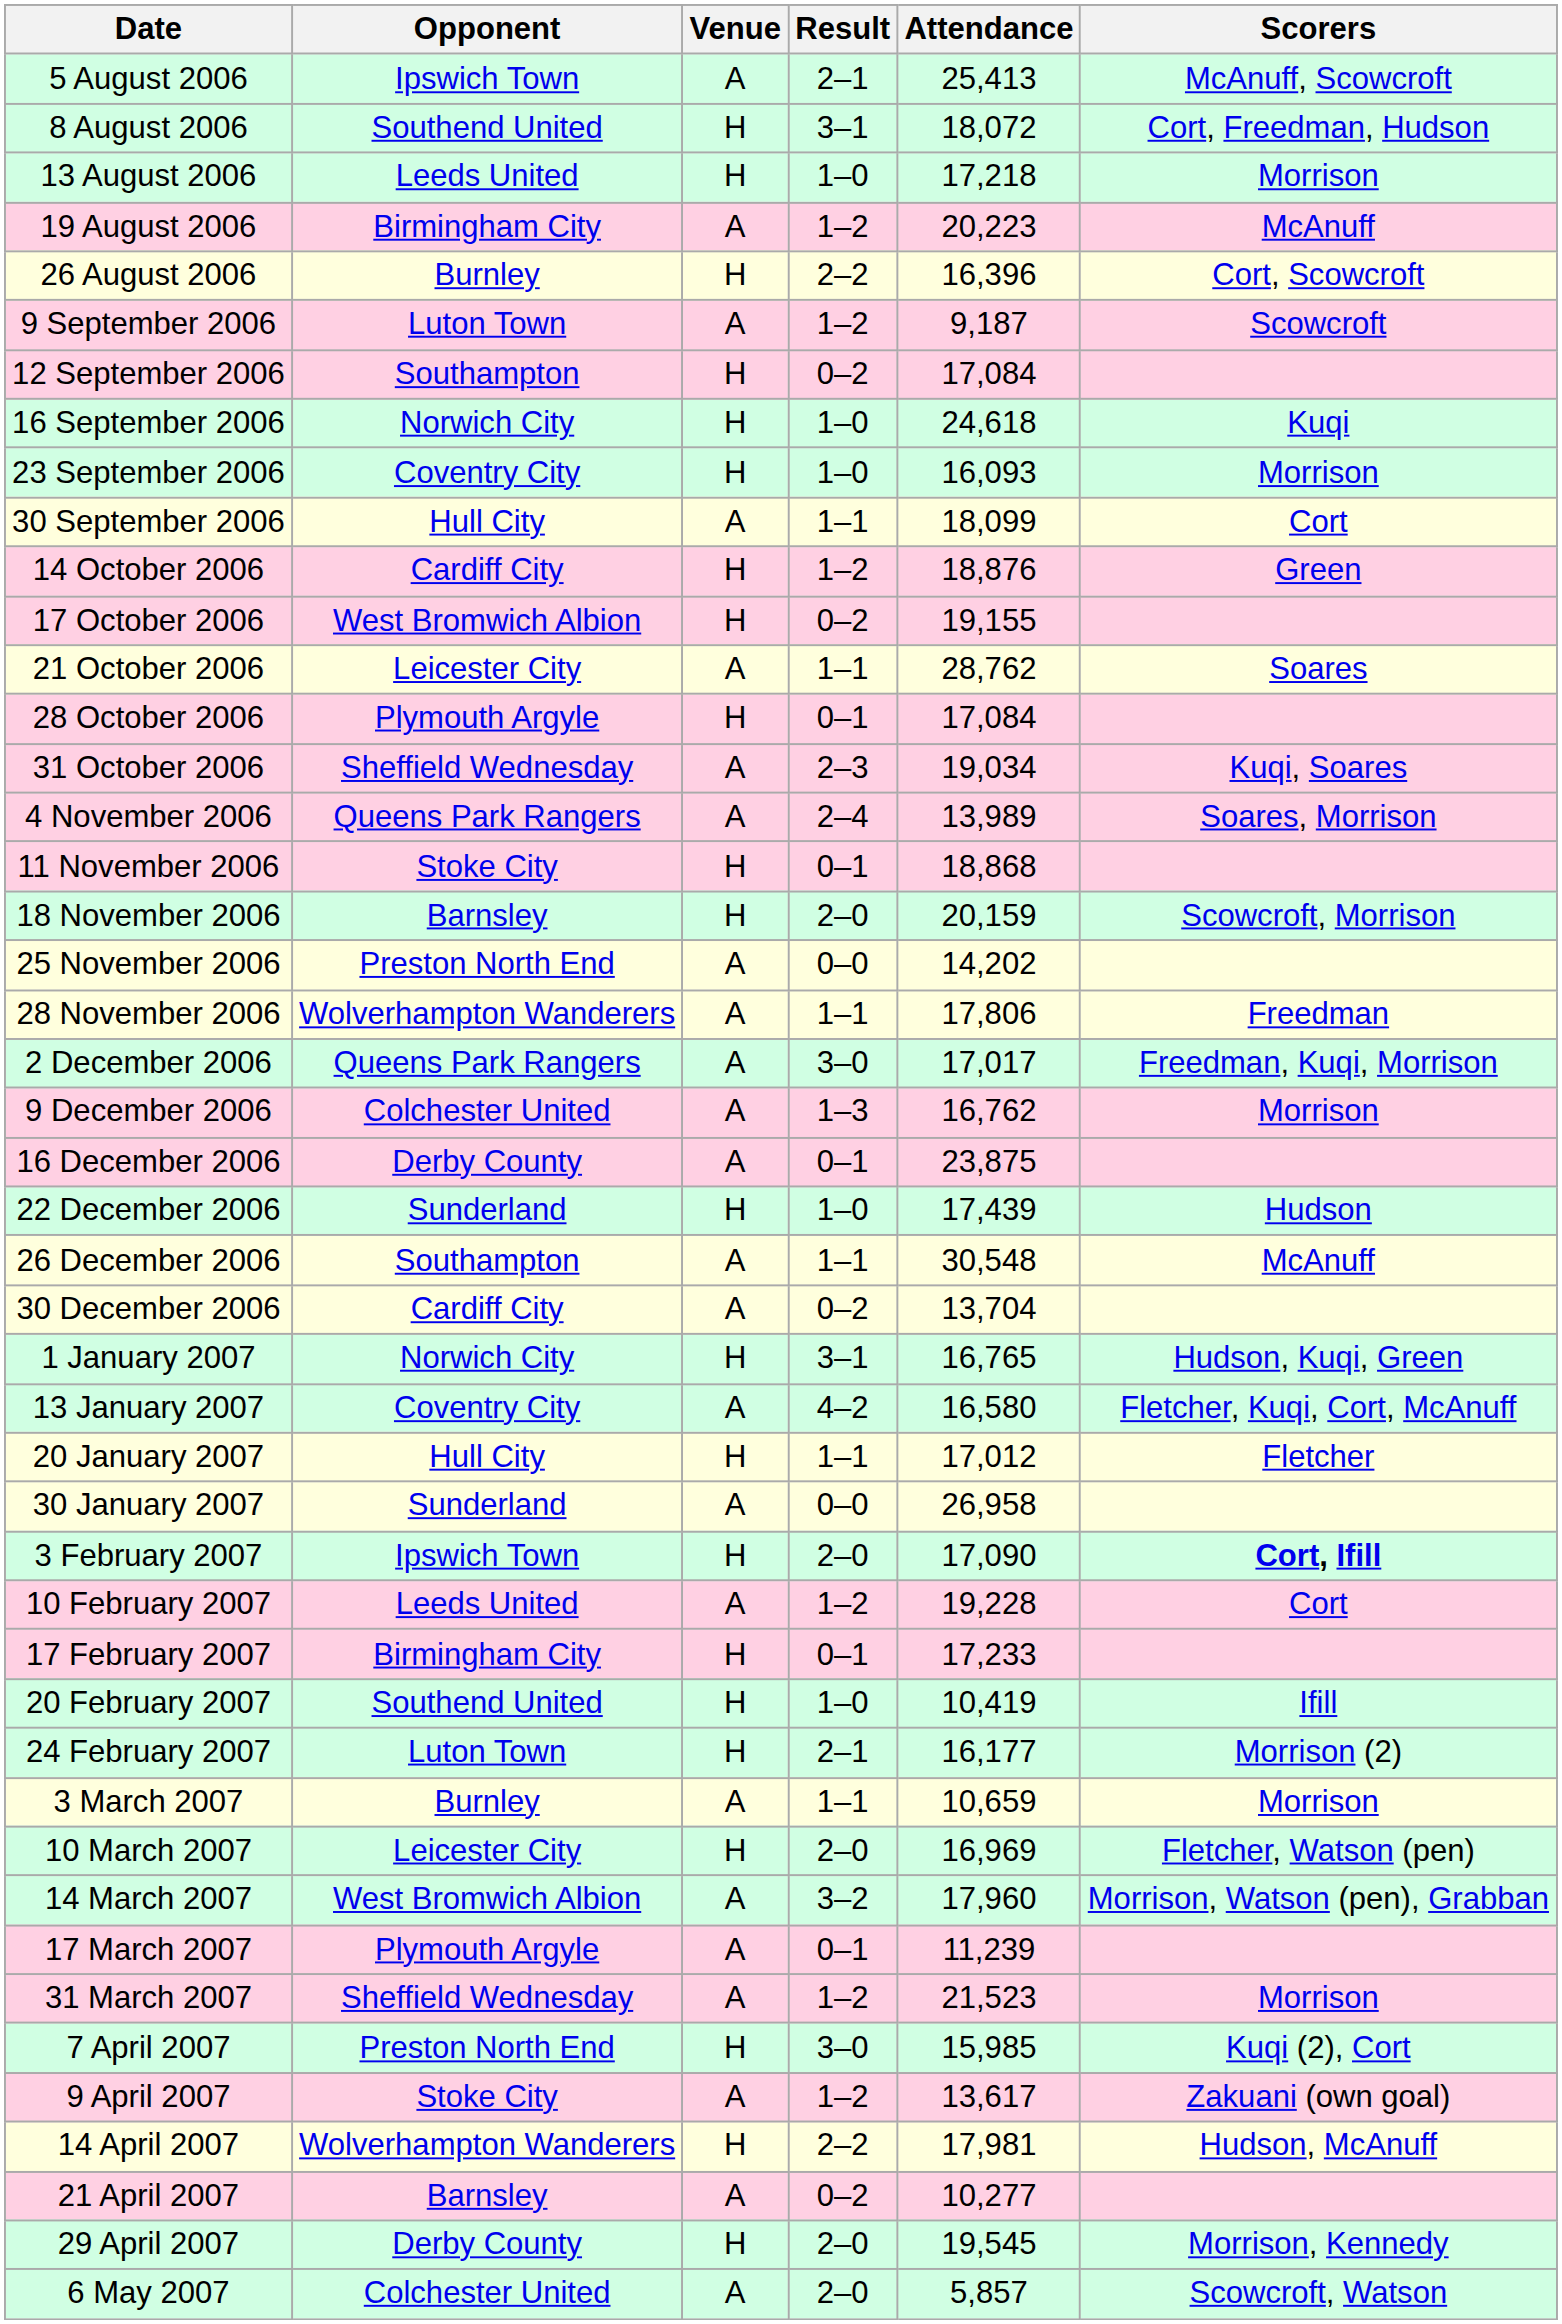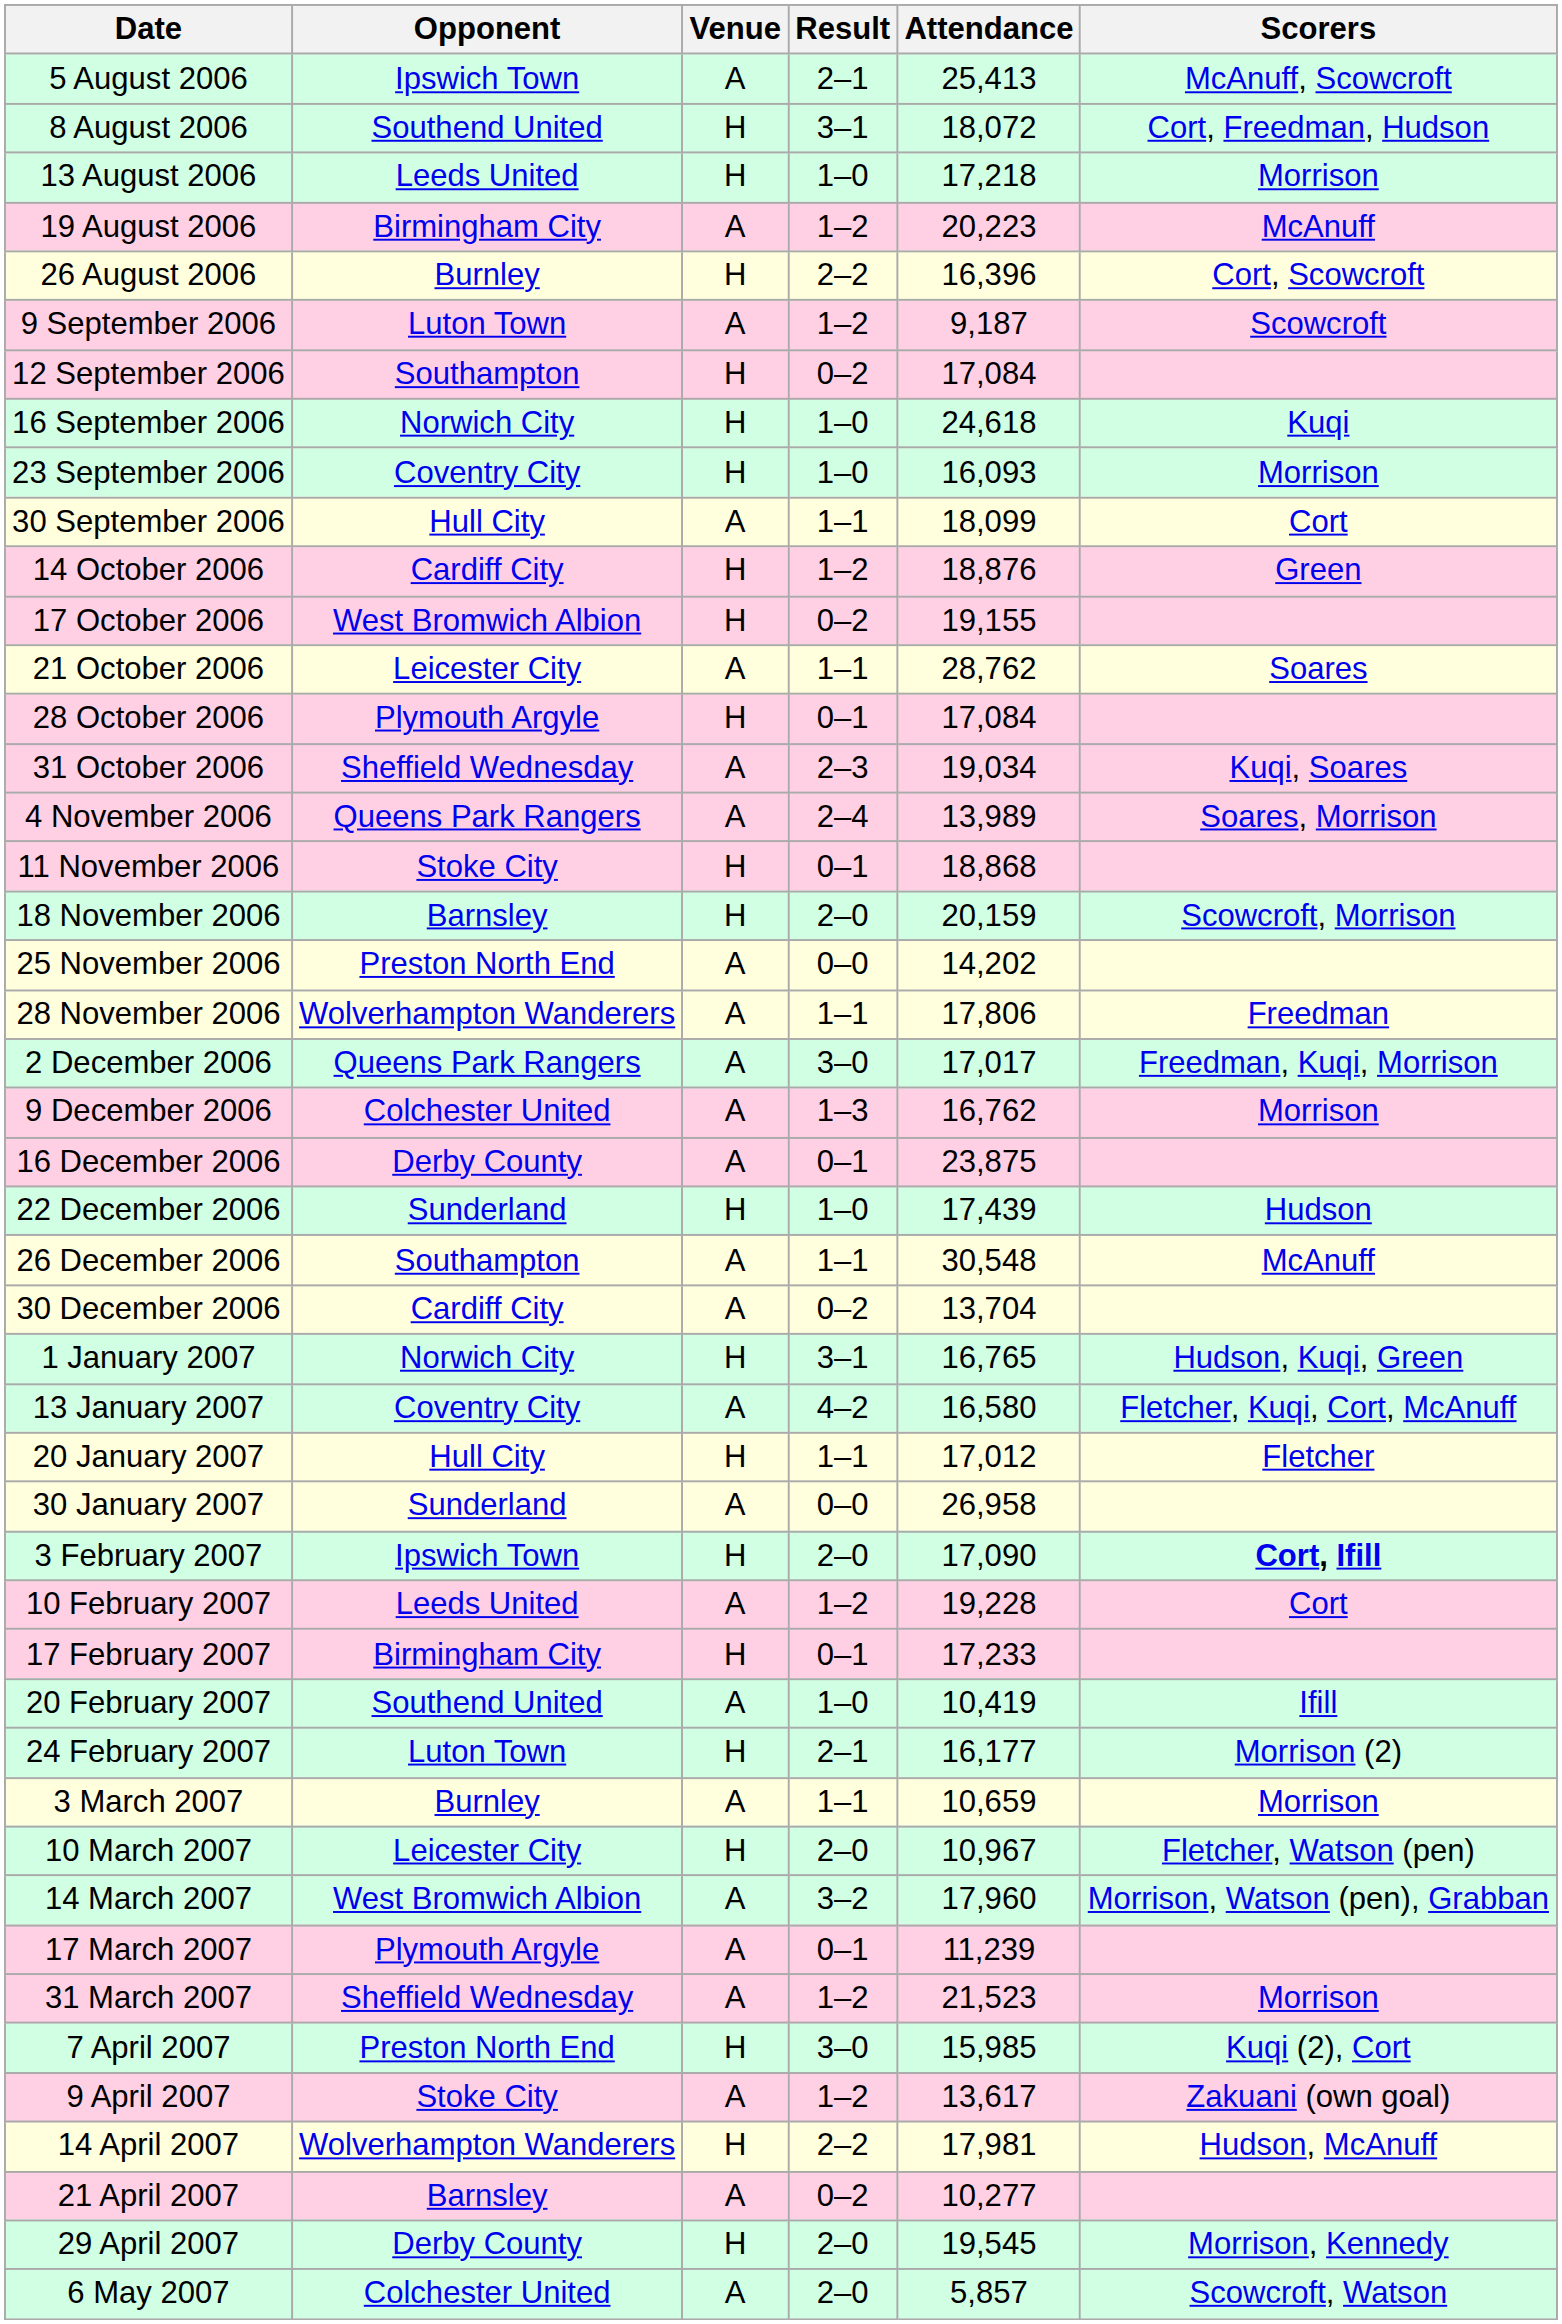(735, 1702) H -> (735, 1702) A
(989, 1850) 16,969 -> (989, 1850) 10,967
